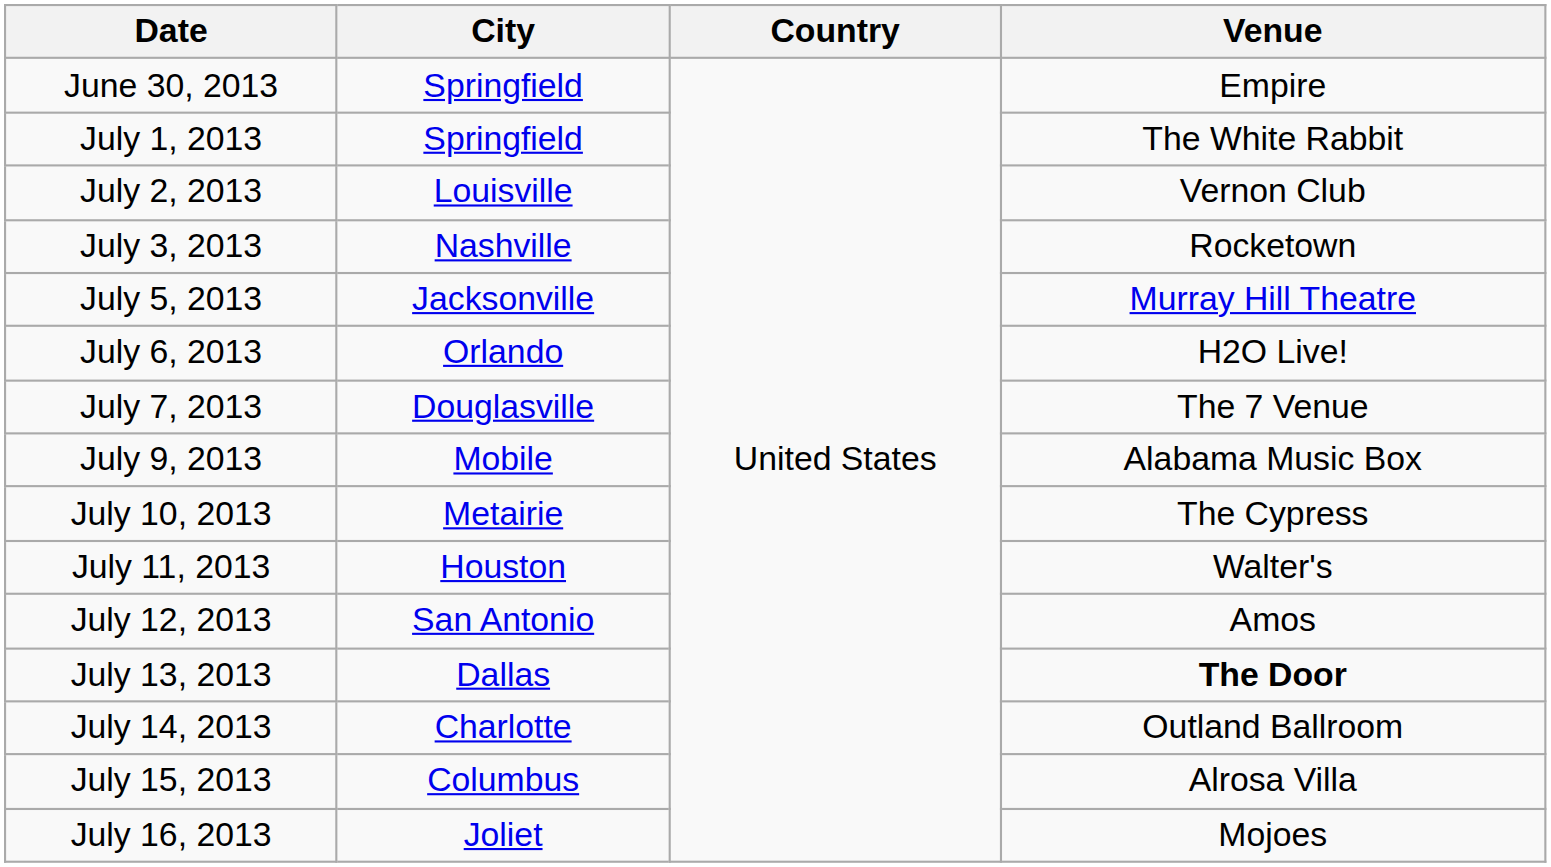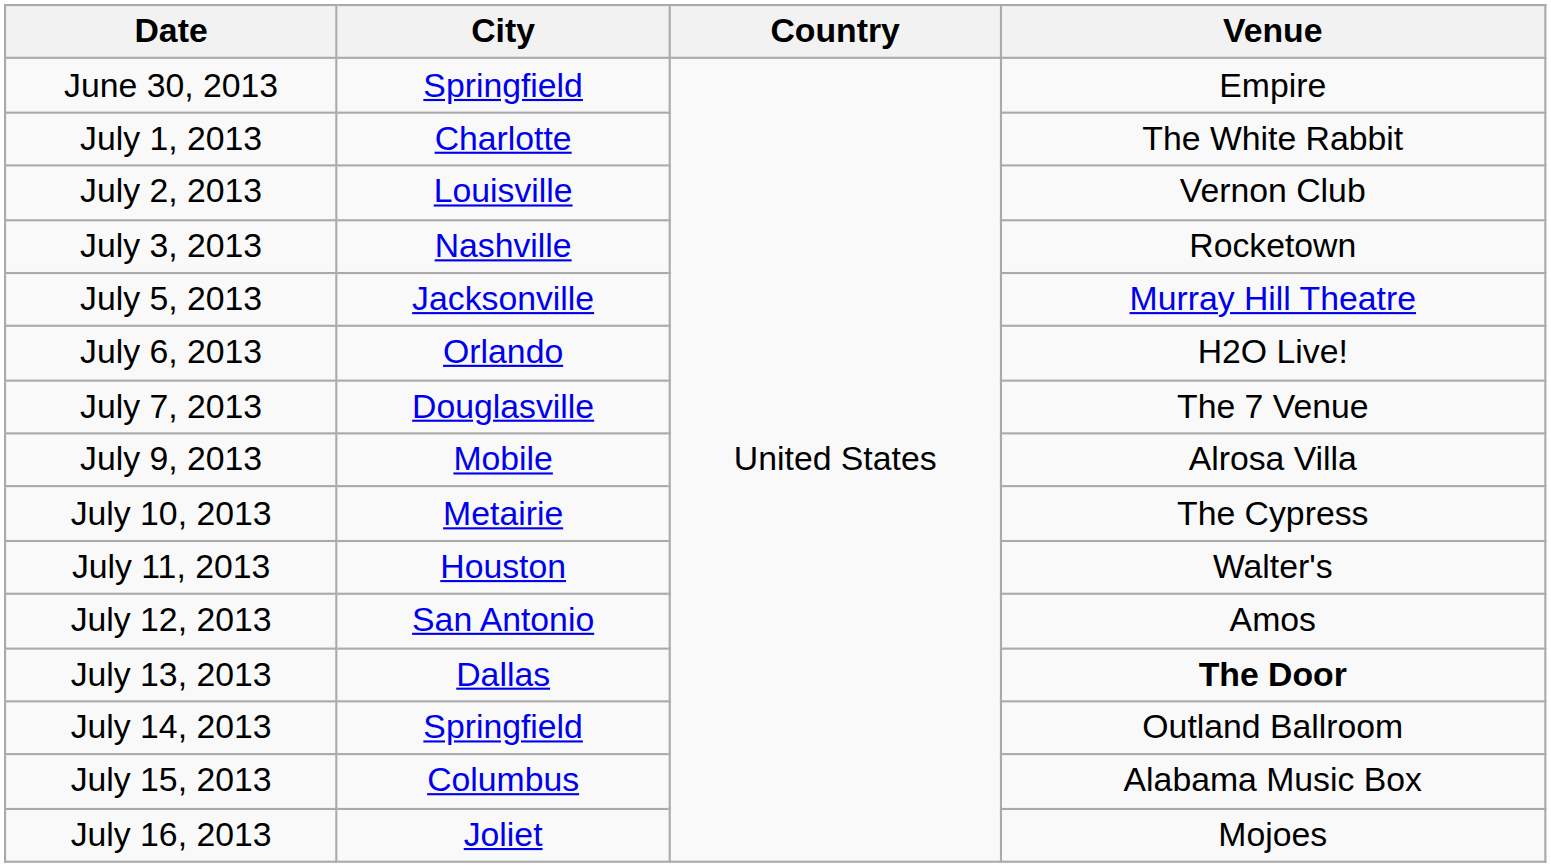(503, 138) Springfield -> (503, 138) Charlotte
(1273, 459) Alabama Music Box -> (1273, 459) Alrosa Villa
(503, 727) Charlotte -> (503, 727) Springfield
(1273, 780) Alrosa Villa -> (1273, 780) Alabama Music Box
